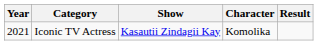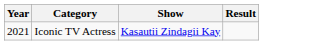- column: (250, 13)
